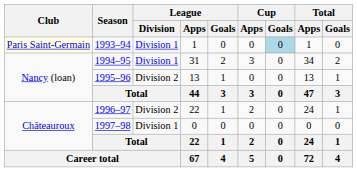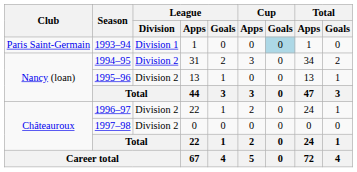(48, 45) lightyellow background -> (48, 45) no background
(157, 61) Division 1 -> (157, 61) Division 2
(157, 126) Division 1 -> (157, 126) Division 2
